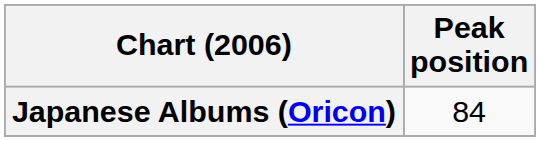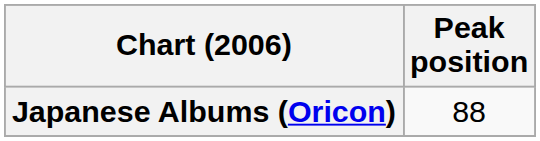(469, 111) 84 -> (469, 111) 88
